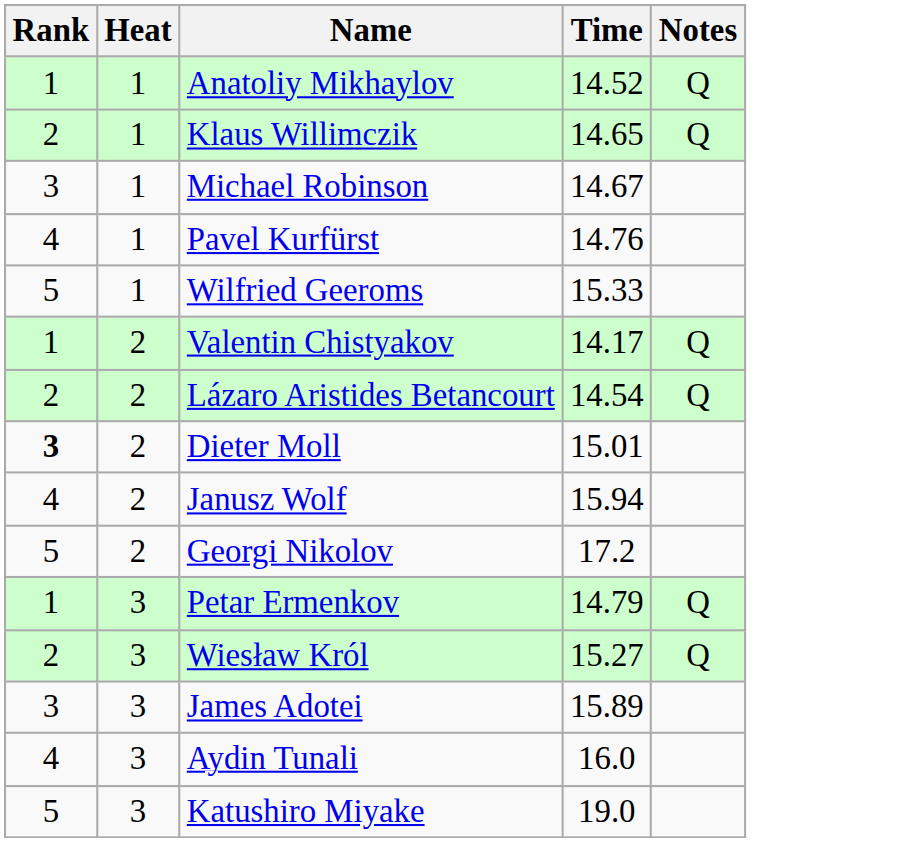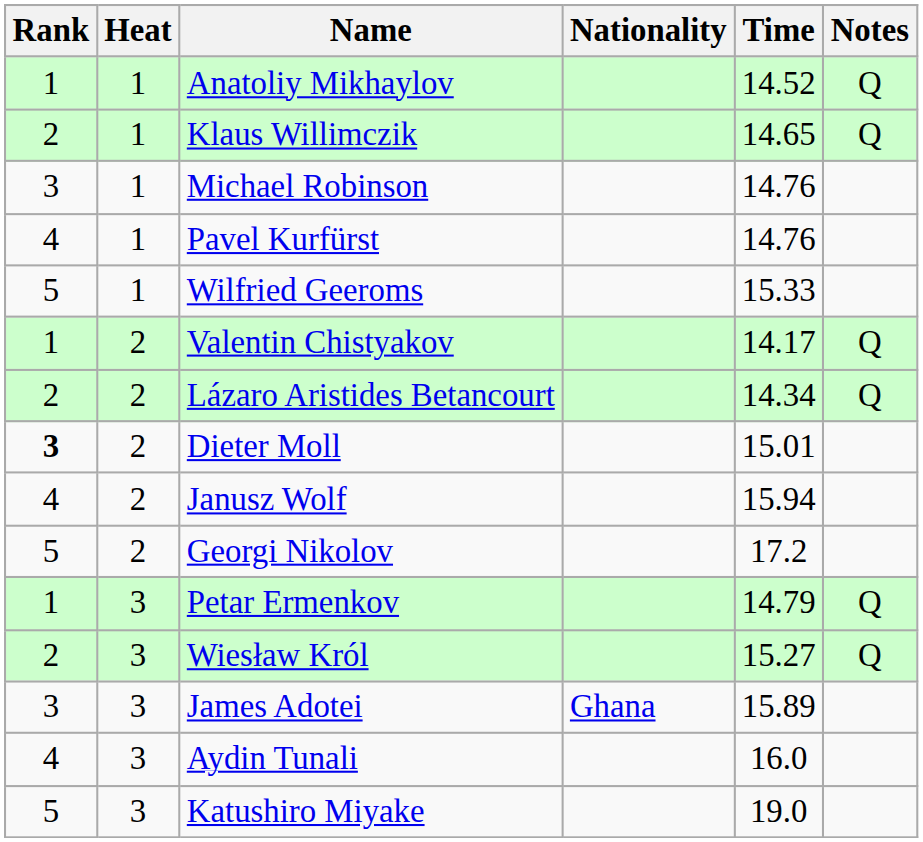+ column: (648, 30)
(607, 186) 14.67 -> (779, 186) 14.76
(607, 394) 14.54 -> (779, 394) 14.34
